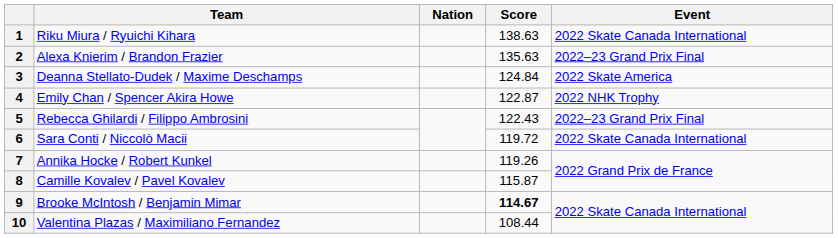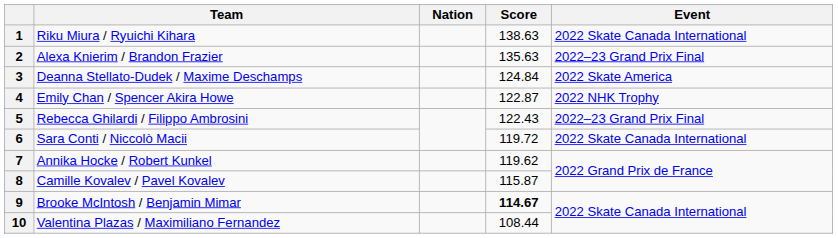(519, 160) 119.26 -> (519, 160) 119.62
